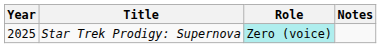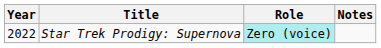(22, 33) 2025 -> (22, 33) 2022
